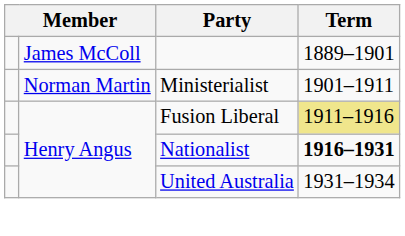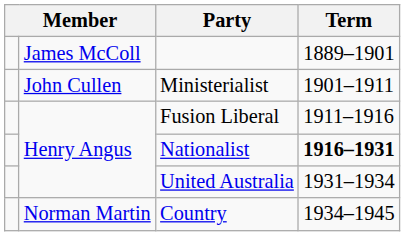(87, 85) Norman Martin -> (73, 85) John Cullen
(349, 117) khaki background -> (349, 117) no background
+ row: (193, 213)
